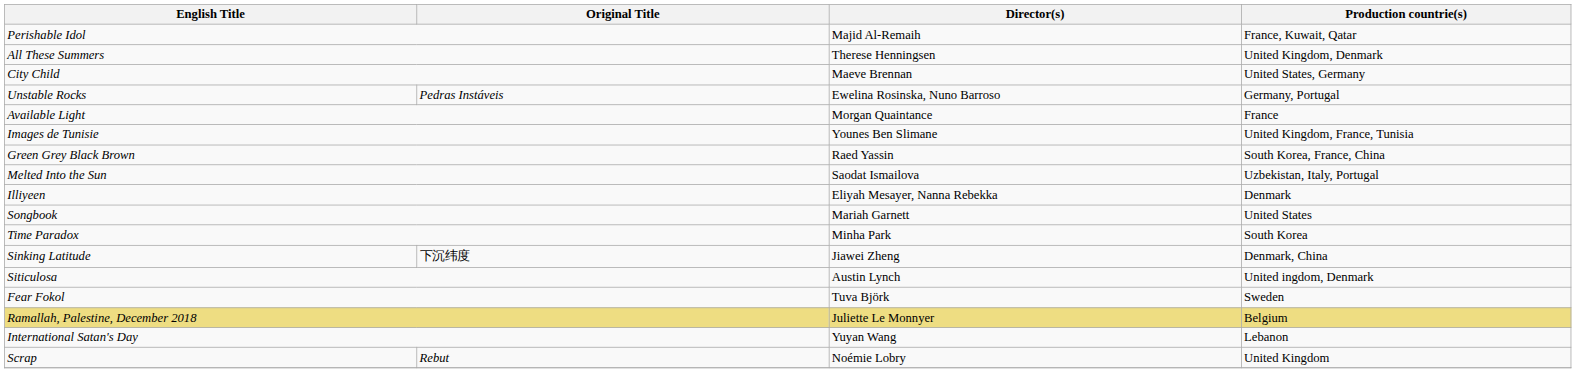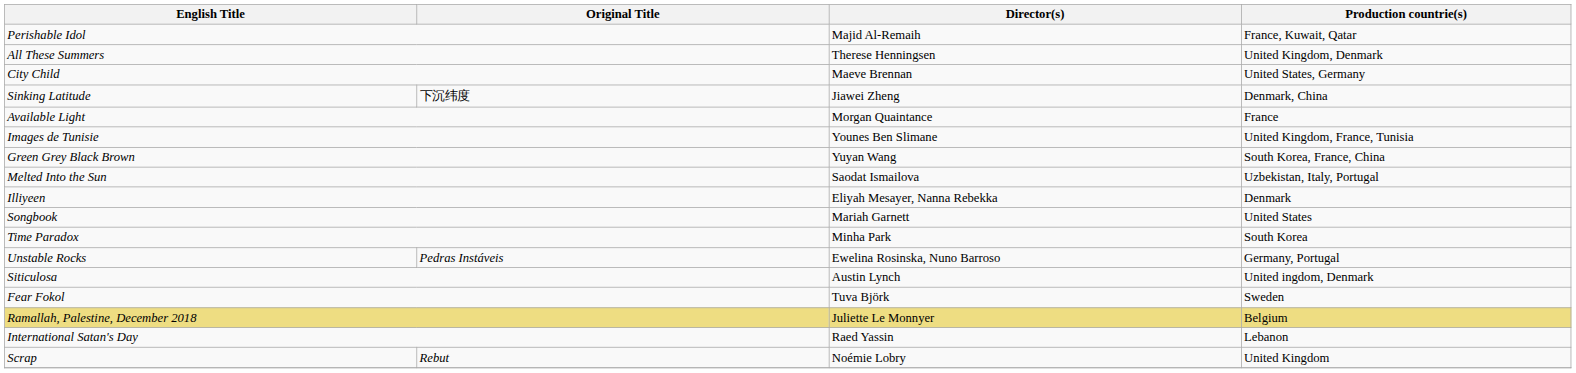rows swapped: (47, 94) <-> (49, 256)
(863, 154) Raed Yassin -> (864, 157) Yuyan Wang
(864, 337) Yuyan Wang -> (863, 337) Raed Yassin
